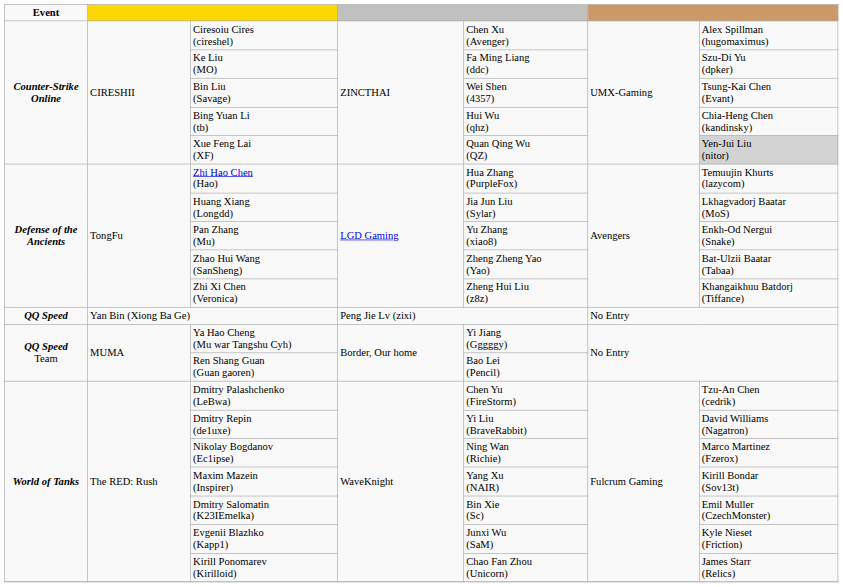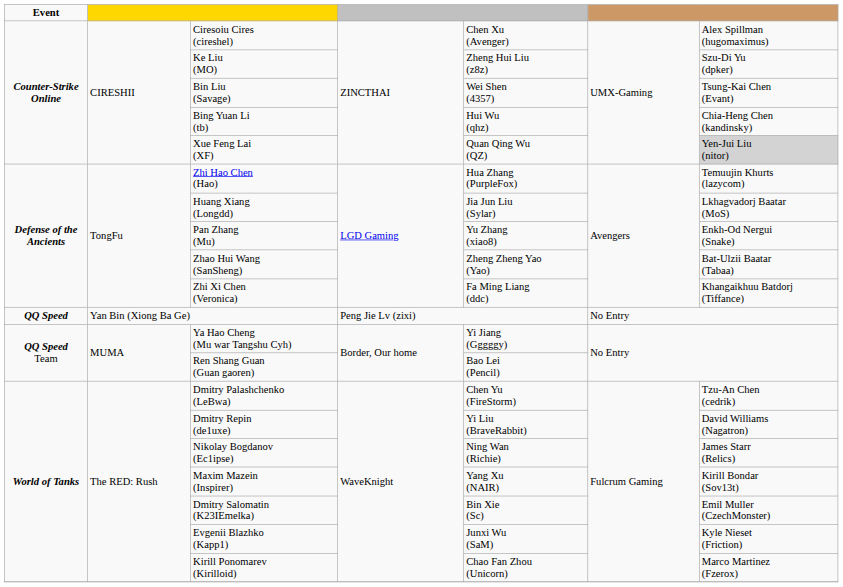(498, 64) Fa Ming Liang (ddc) -> (498, 64) Zheng Hui Liu (z8z)
(498, 293) Zheng Hui Liu (z8z) -> (498, 293) Fa Ming Liang (ddc)
(736, 453) Marco Martinez (Fzerox) -> (726, 453) James Starr (Relics)
(726, 567) James Starr (Relics) -> (736, 567) Marco Martinez (Fzerox)
